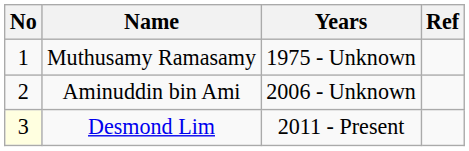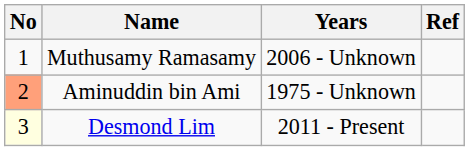(341, 57) 1975 - Unknown -> (341, 57) 2006 - Unknown
(23, 92) no background -> (23, 92) lightsalmon background
(341, 92) 2006 - Unknown -> (341, 92) 1975 - Unknown
